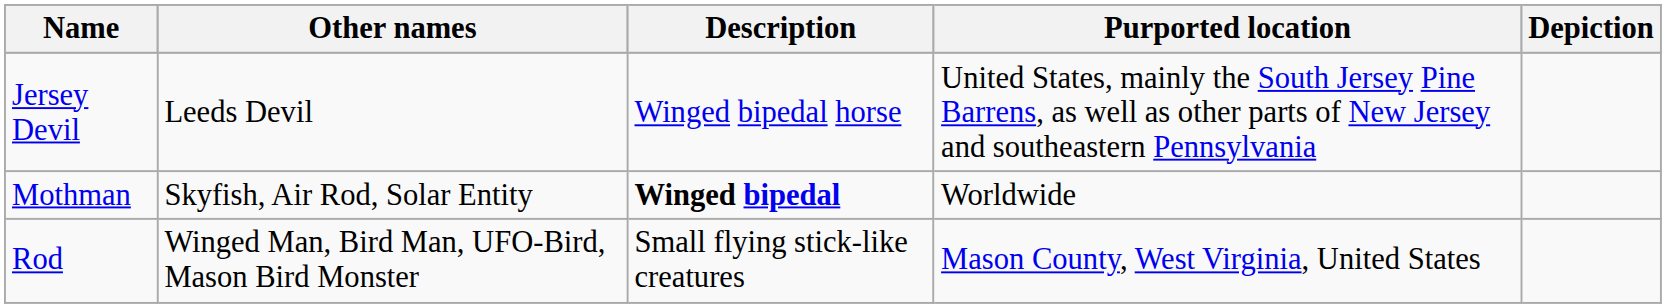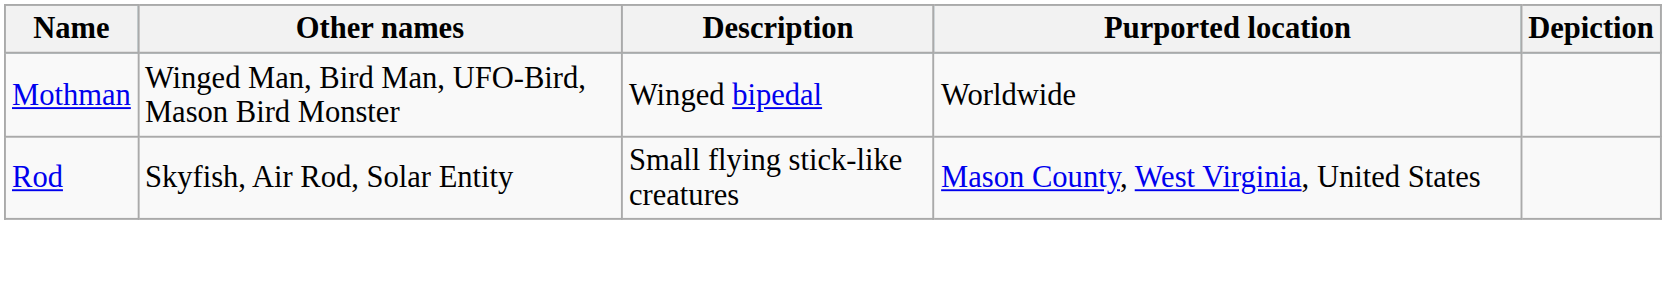- row: (50, 111)
(349, 194) Skyfish, Air Rod, Solar Entity -> (365, 94) Winged Man, Bird Man, UFO-Bird, Mason Bird Monster
(737, 194) bold -> (726, 94) normal
(385, 260) Winged Man, Bird Man, UFO-Bird, Mason Bird Monster -> (329, 177) Skyfish, Air Rod, Solar Entity
